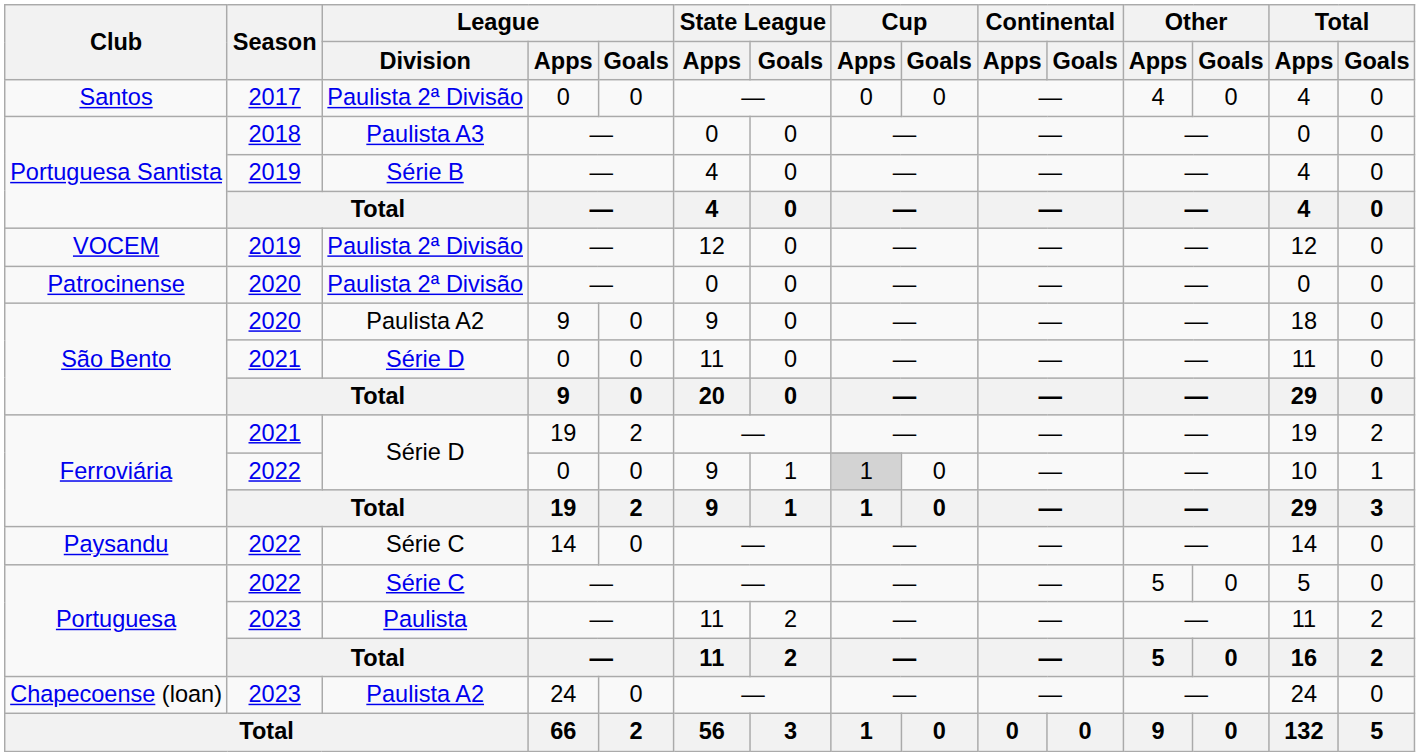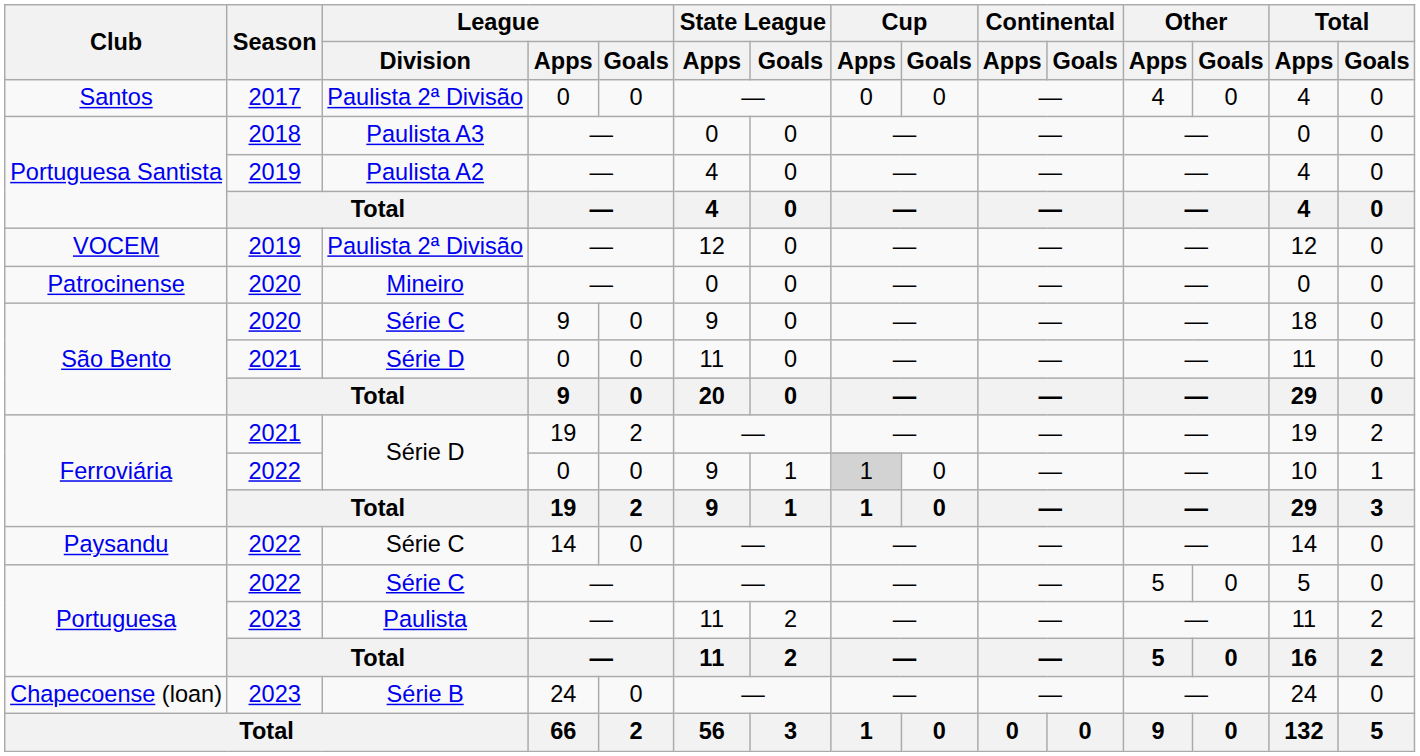(425, 172) Série B -> (425, 172) Paulista A2
(425, 284) Paulista 2ª Divisão -> (425, 284) Mineiro
(425, 321) Paulista A2 -> (425, 321) Série C
(425, 694) Paulista A2 -> (425, 694) Série B
